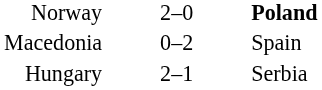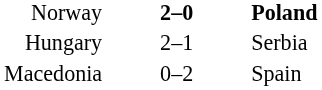(177, 12) normal -> (177, 12) bold
rows swapped: (53, 43) <-> (64, 73)
